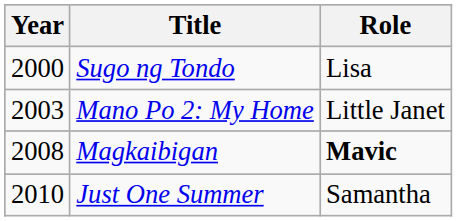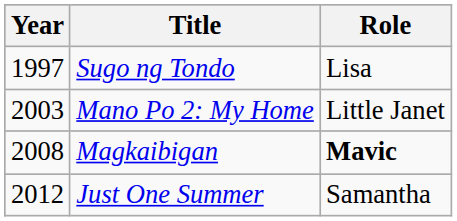(38, 67) 2000 -> (38, 67) 1997
(38, 194) 2010 -> (38, 194) 2012
